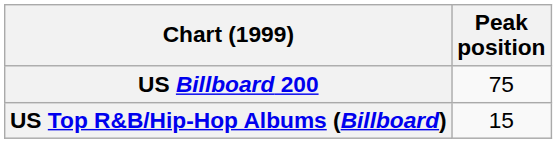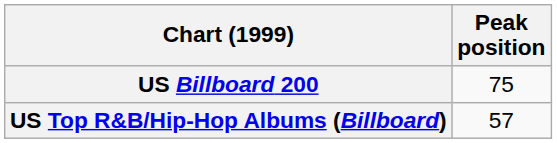(501, 120) 15 -> (501, 120) 57
